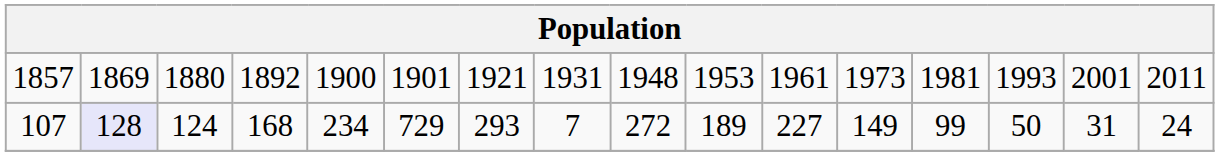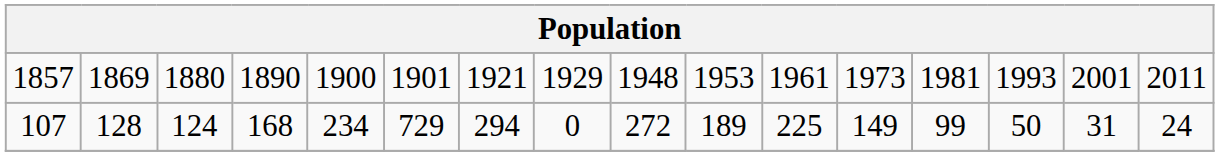(270, 77) 1892 -> (270, 77) 1890
(572, 77) 1931 -> (572, 77) 1929
(119, 126) lavender background -> (119, 126) no background
(497, 126) 293 -> (497, 126) 294
(572, 126) 7 -> (572, 126) 0
(799, 126) 227 -> (799, 126) 225
